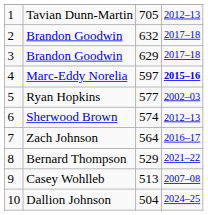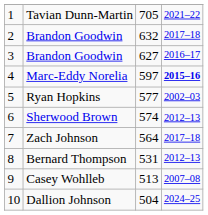(182, 14) 2012–13 -> (182, 14) 2021–22
(149, 55) 629 -> (149, 55) 627
(182, 55) 2017–18 -> (182, 55) 2016–17
(182, 138) 2016–17 -> (182, 138) 2017–18
(149, 158) 529 -> (149, 158) 531
(182, 158) 2021–22 -> (182, 158) 2012–13
